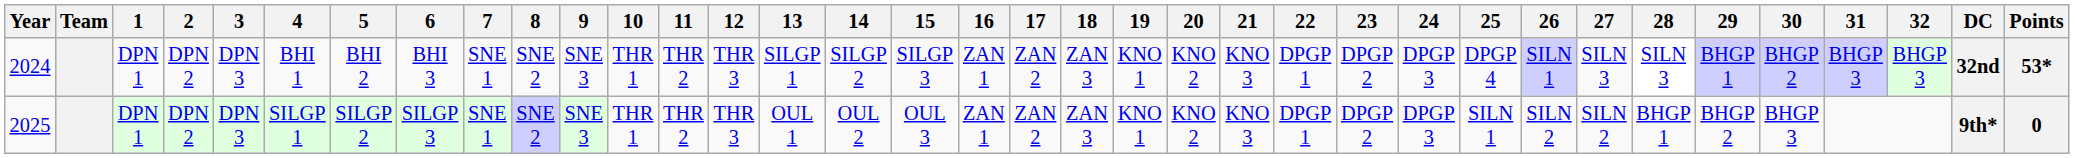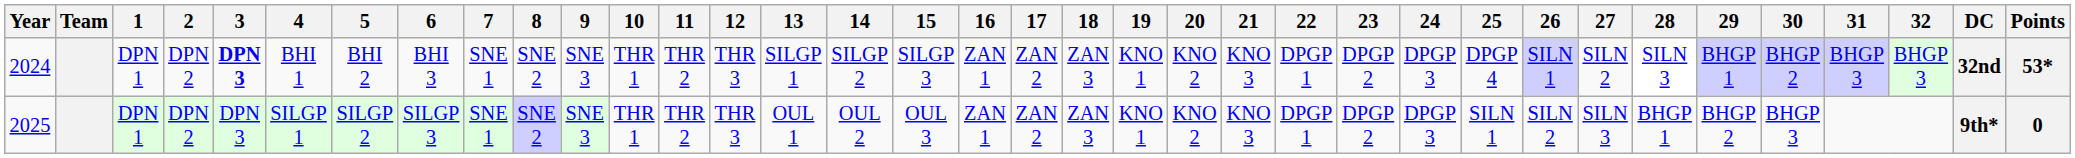(239, 66) normal -> (240, 66) bold
(1604, 66) SILN 3 -> (1605, 66) SILN 2
(1604, 124) SILN 2 -> (1605, 124) SILN 3
